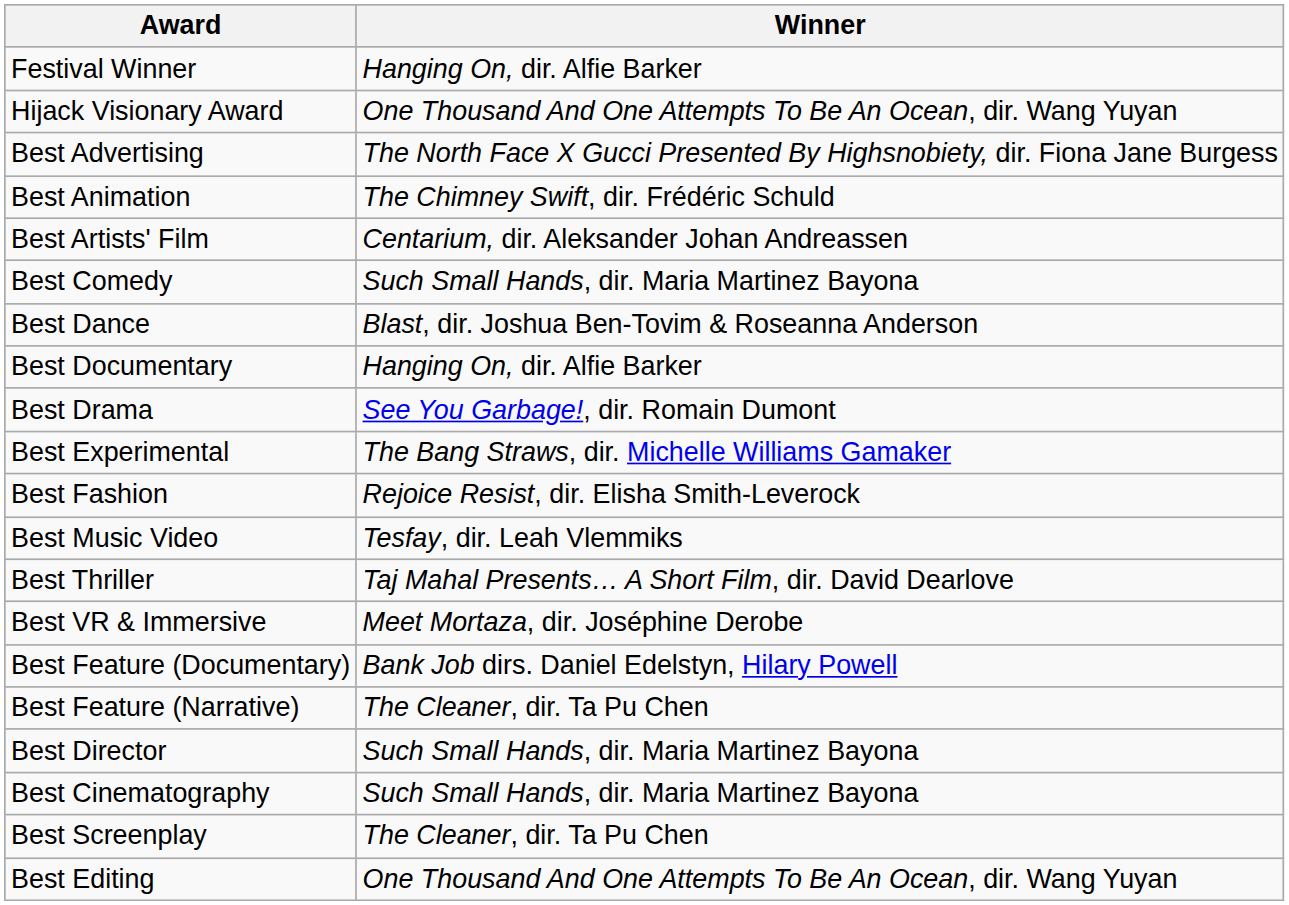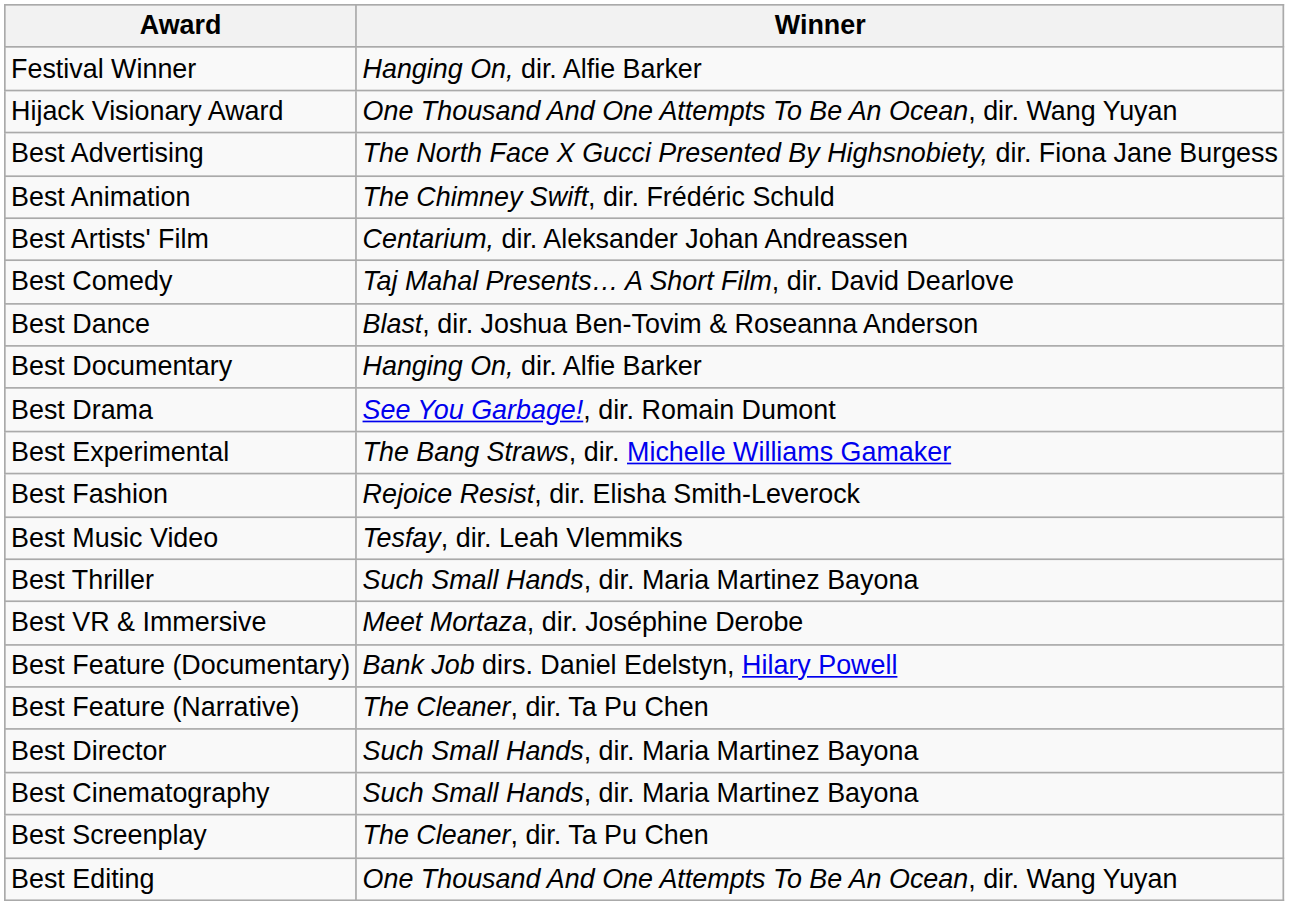(640, 281) Such Small Hands, dir. Maria Martinez Bayona -> (688, 281) Taj Mahal Presents… A Short Film, dir. David Dearlove
(688, 580) Taj Mahal Presents… A Short Film, dir. David Dearlove -> (640, 580) Such Small Hands, dir. Maria Martinez Bayona
